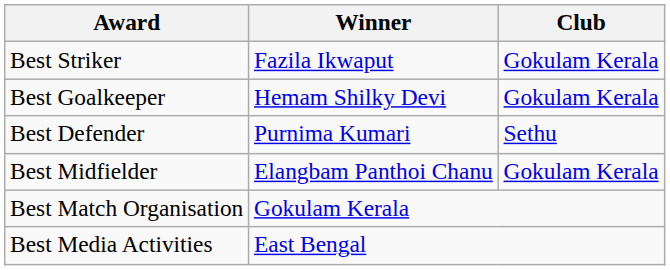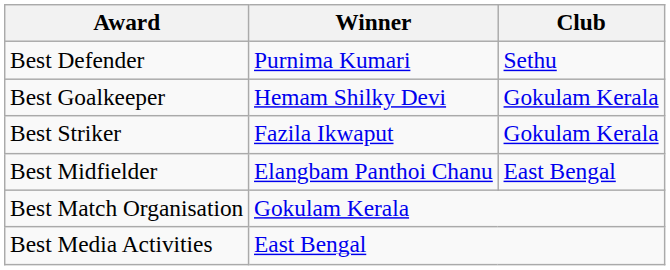rows swapped: (66, 60) <-> (77, 134)
(581, 171) Gokulam Kerala -> (560, 171) East Bengal
